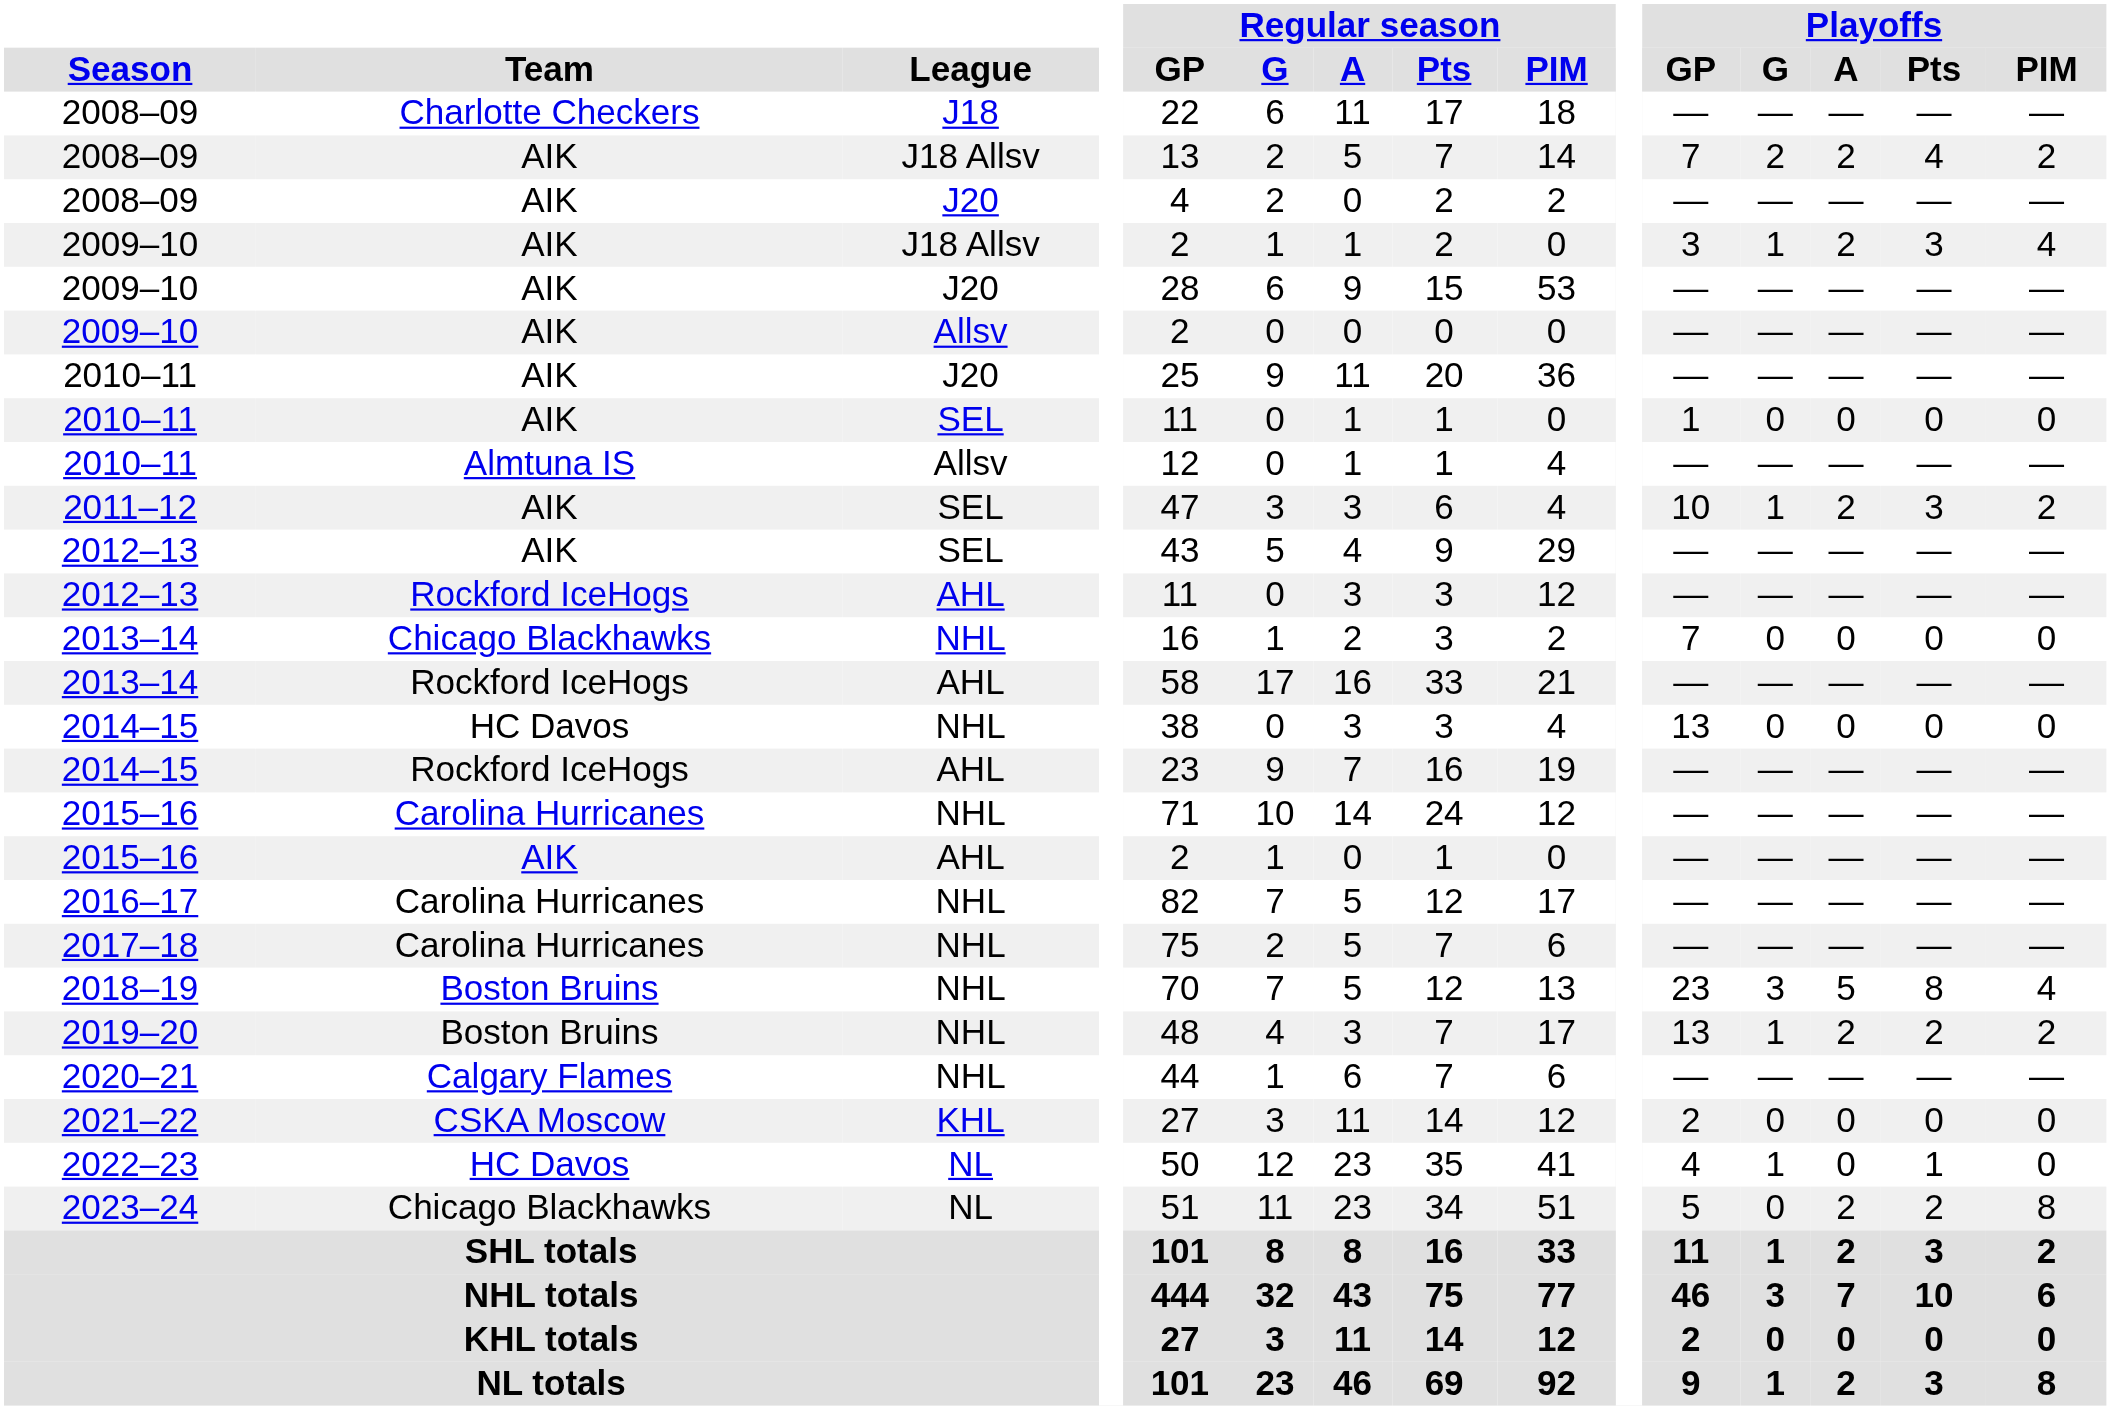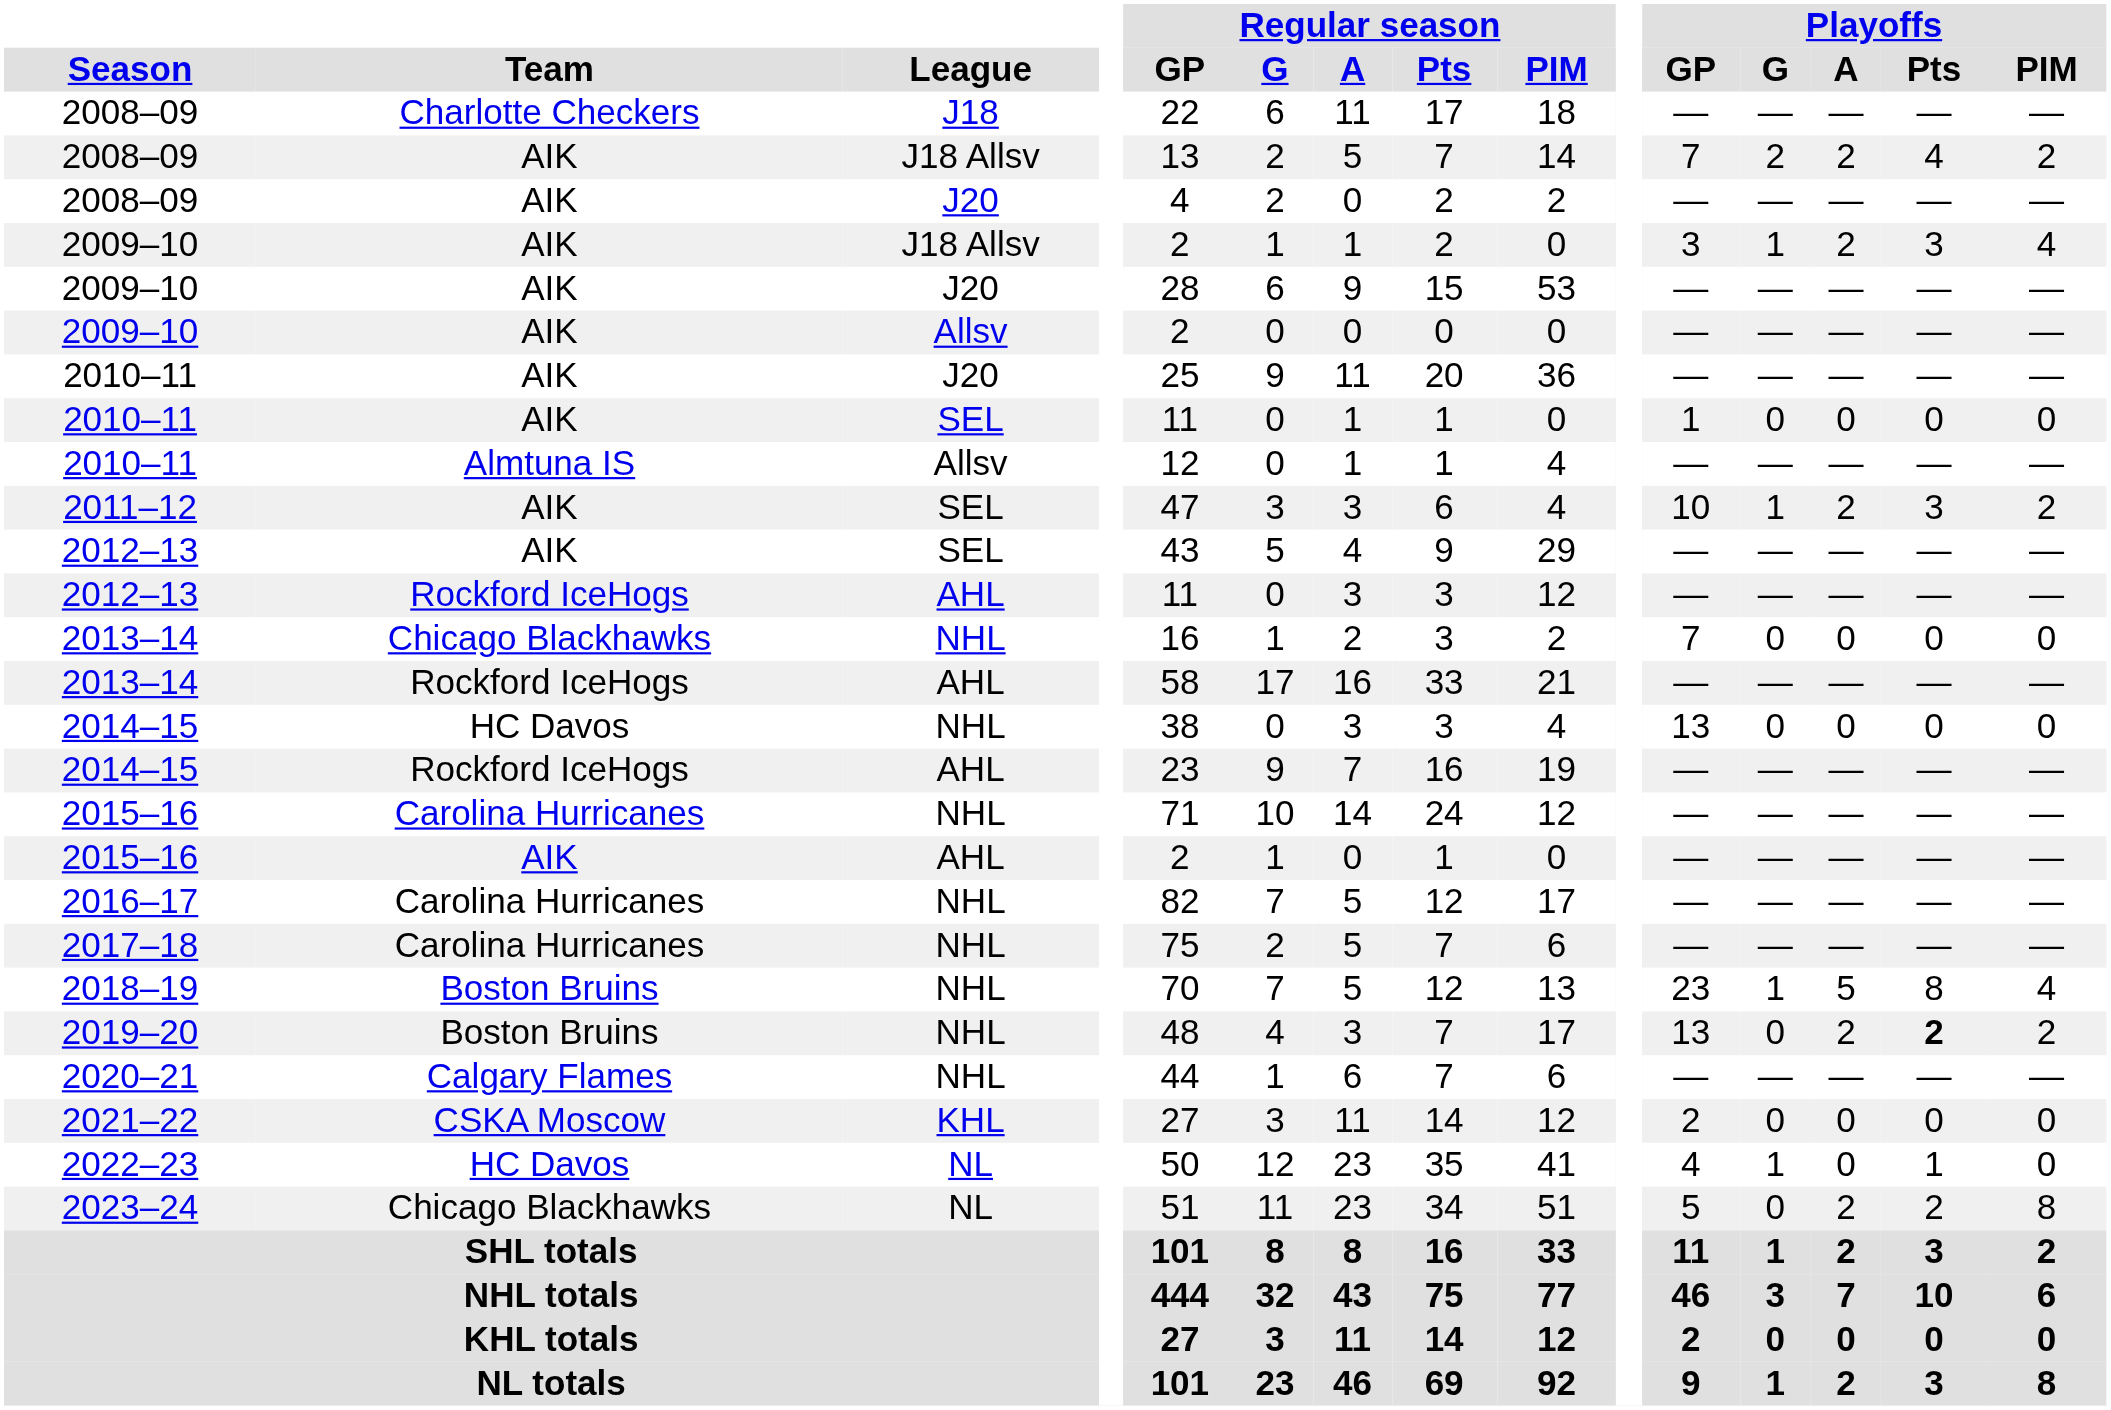(1775, 988) 3 -> (1775, 988) 1
(1775, 1032) 1 -> (1775, 1032) 0
(1934, 1032) normal -> (1934, 1032) bold
